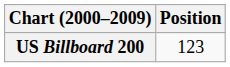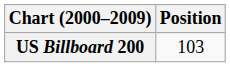(191, 47) 123 -> (191, 47) 103
